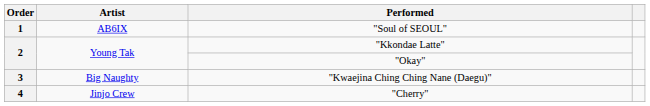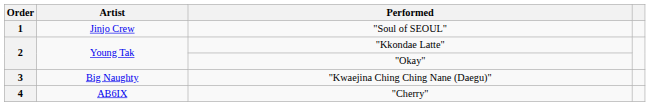(112, 28) AB6IX -> (112, 28) Jinjo Crew
(112, 93) Jinjo Crew -> (112, 93) AB6IX
